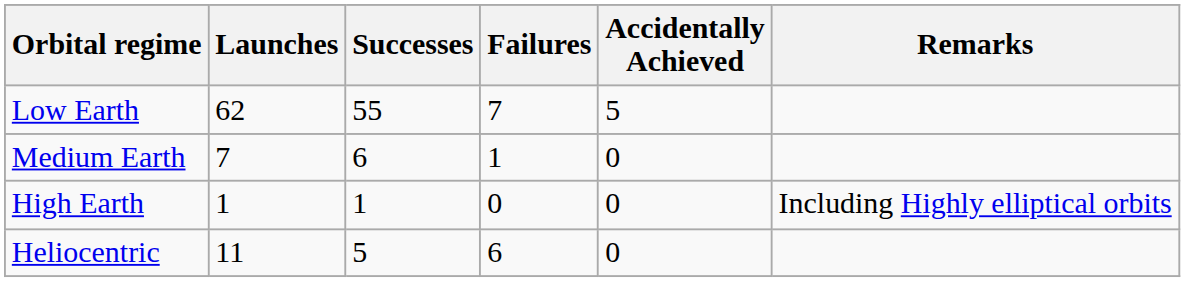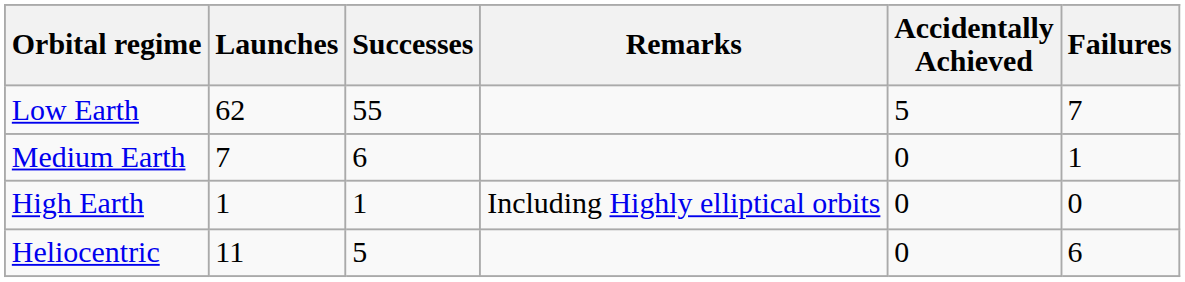columns swapped: (539, 45) <-> (975, 45)
